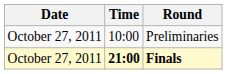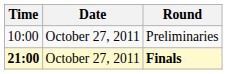columns swapped: (55, 15) <-> (124, 15)
